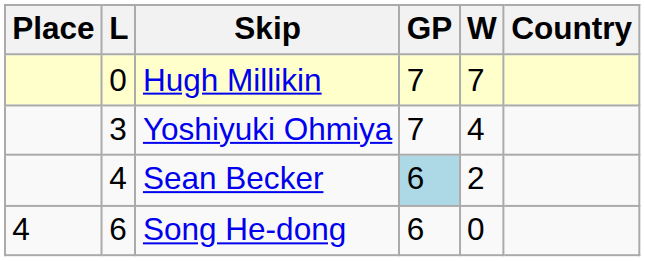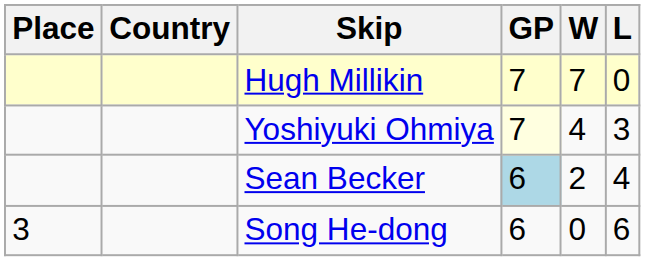columns swapped: (572, 29) <-> (119, 29)
(416, 129) no background -> (517, 129) lightyellow background
(21, 229) 4 -> (21, 229) 3
